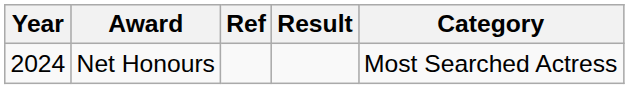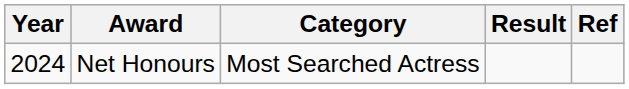columns swapped: (491, 24) <-> (246, 24)
